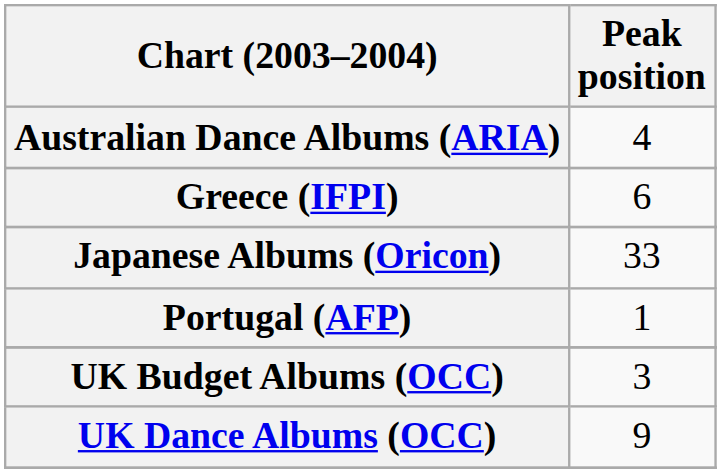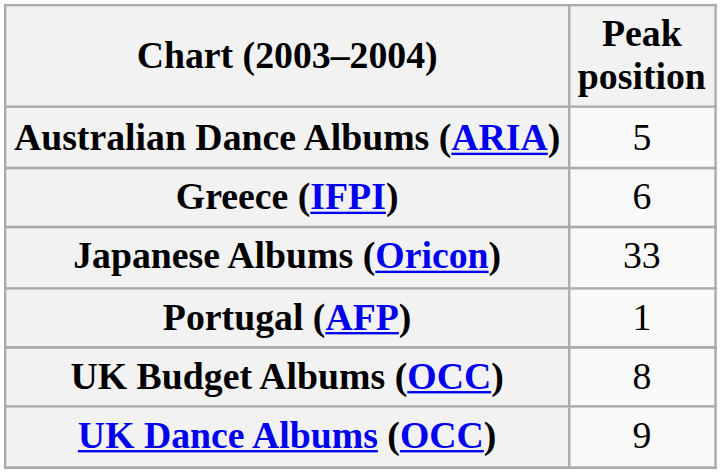(642, 136) 4 -> (642, 136) 5
(642, 376) 3 -> (642, 376) 8
